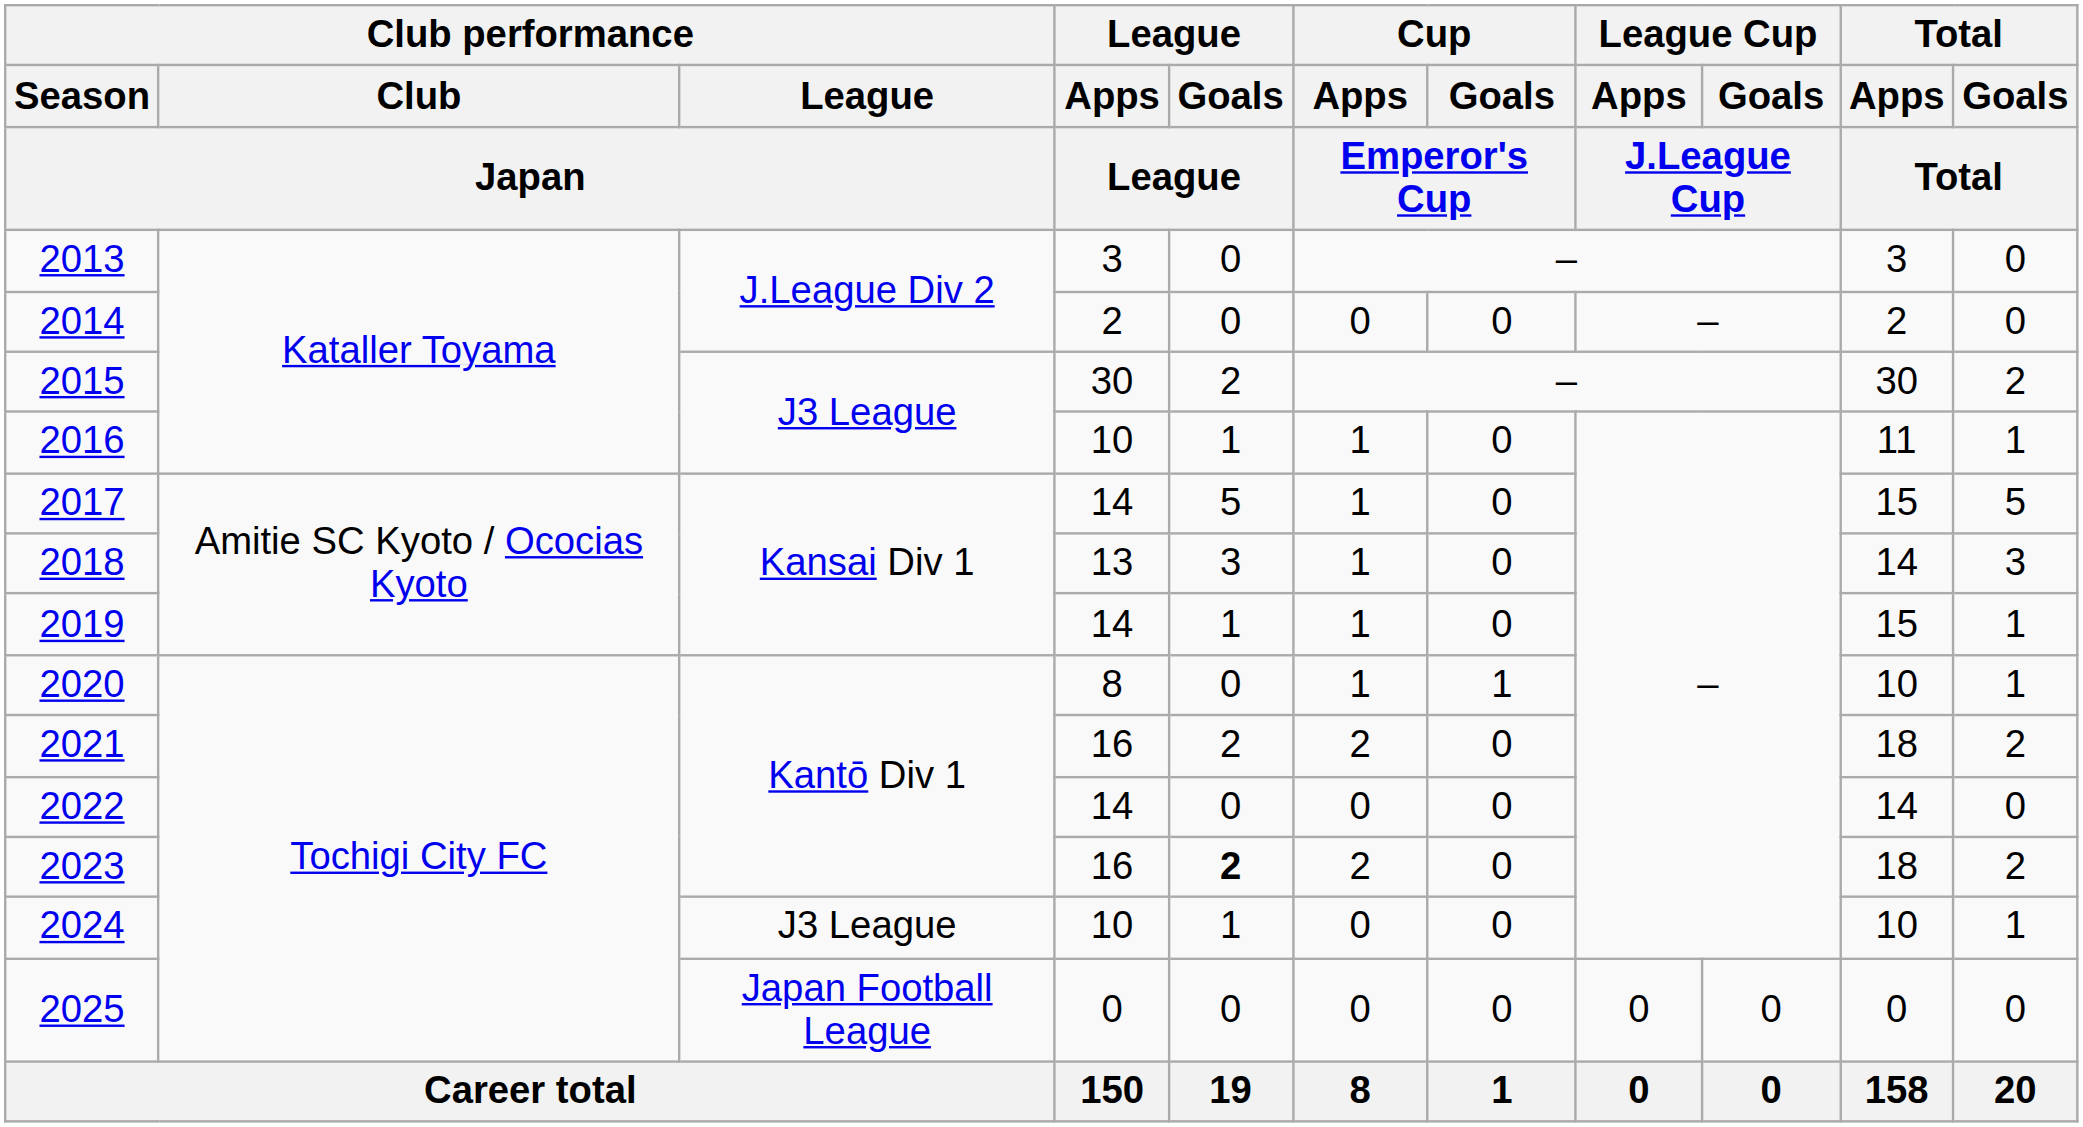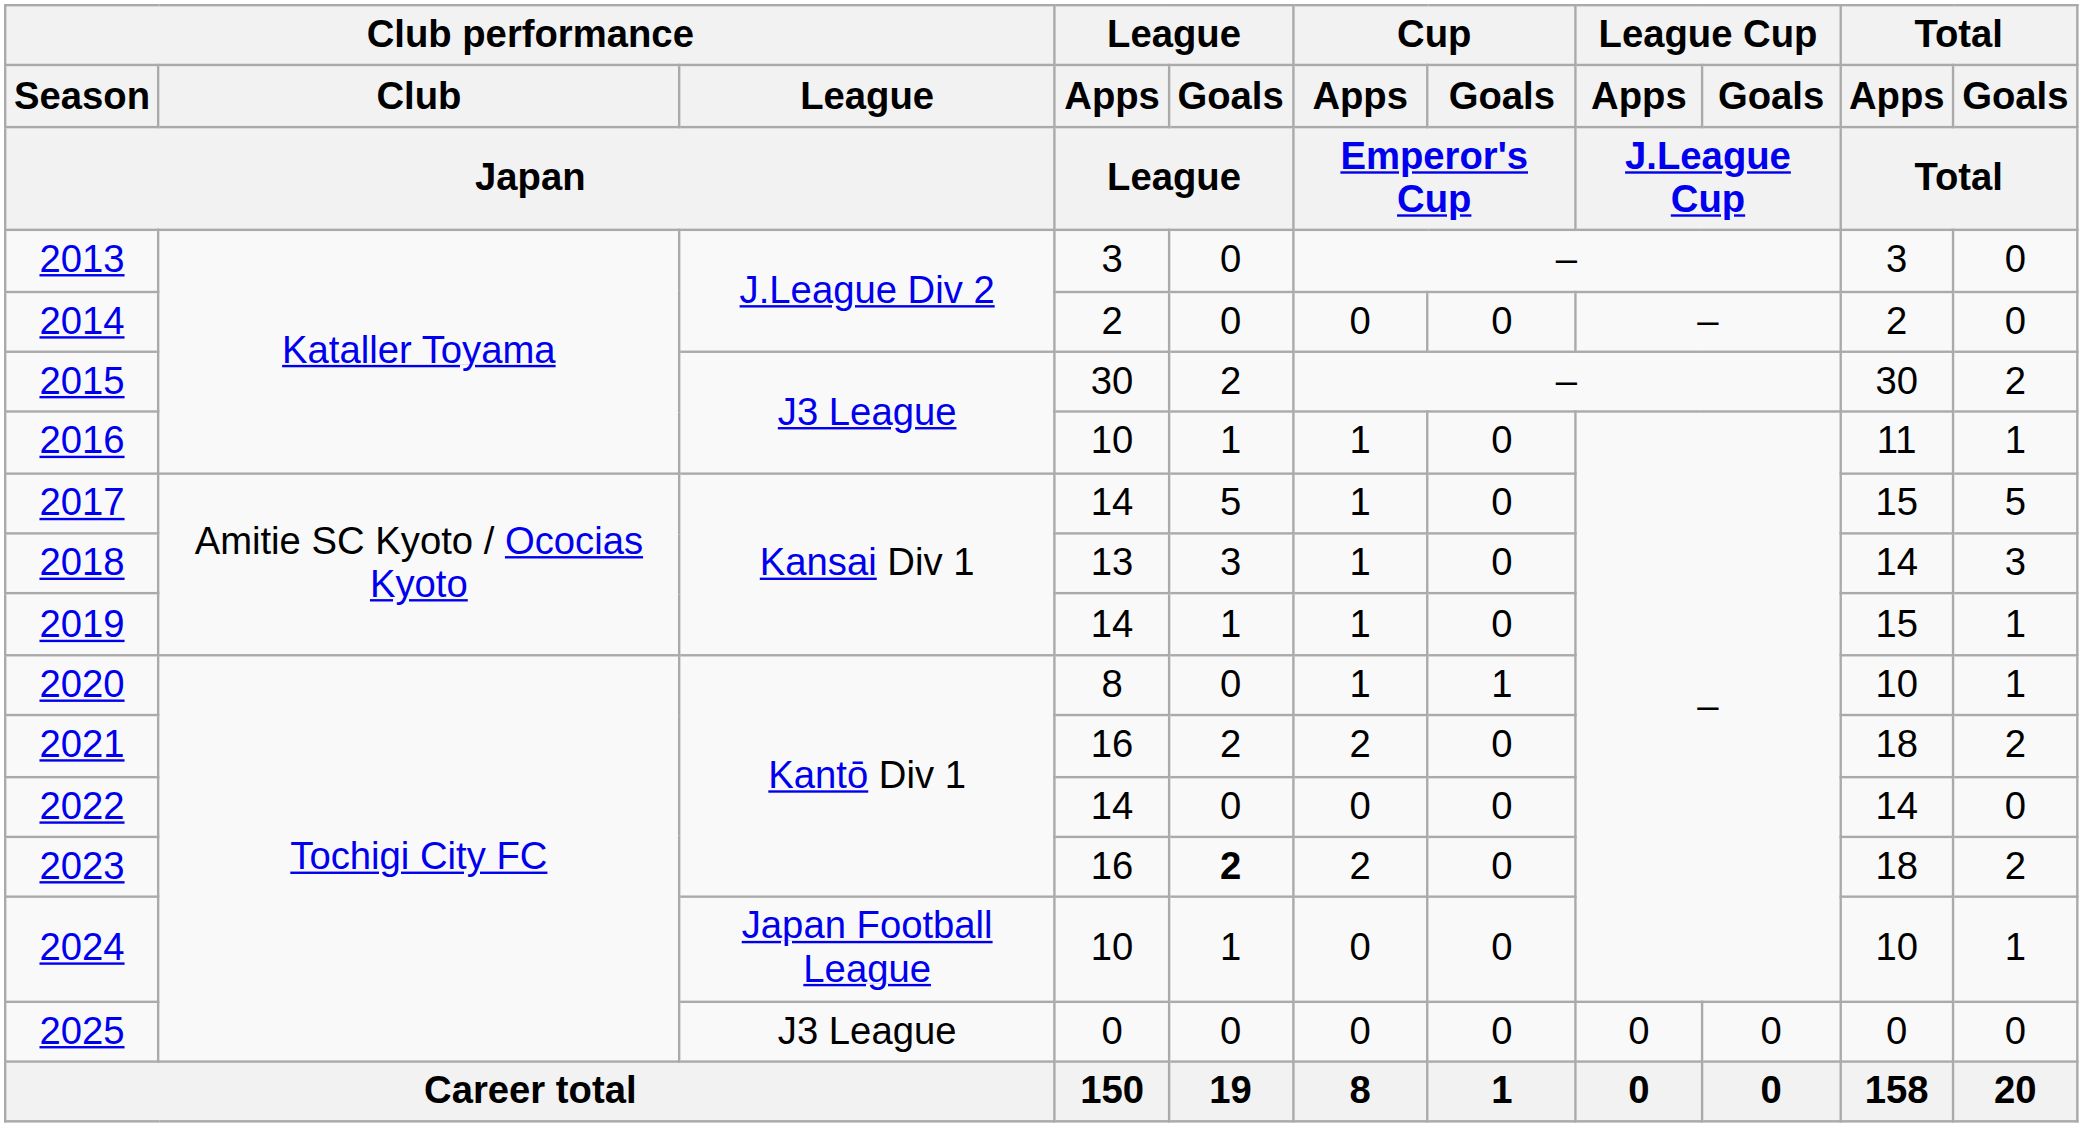(867, 926) J3 League -> (867, 948) Japan Football League
(867, 1009) Japan Football League -> (867, 1030) J3 League
